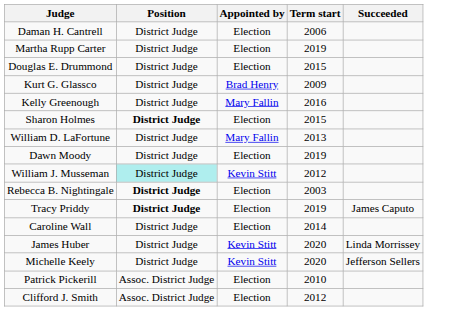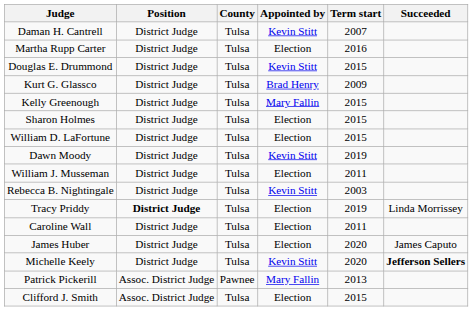+ column: (237, 13)
(252, 31) Election -> (293, 31) Kevin Stitt
(315, 31) 2006 -> (356, 31) 2007
(315, 48) 2019 -> (356, 48) 2016
(252, 66) Election -> (293, 66) Kevin Stitt
(315, 102) 2016 -> (356, 102) 2015
(167, 119) bold -> (167, 119) normal
(252, 137) Mary Fallin -> (293, 137) Election
(315, 137) 2013 -> (356, 137) 2015
(252, 155) Election -> (293, 155) Kevin Stitt
(167, 173) paleturquoise background -> (167, 173) no background
(252, 173) Kevin Stitt -> (293, 173) Election
(315, 173) 2012 -> (356, 173) 2011
(167, 191) bold -> (167, 191) normal
(252, 191) Election -> (293, 191) Kevin Stitt
(383, 208) James Caputo -> (426, 208) Linda Morrissey
(315, 226) 2014 -> (356, 226) 2011
(252, 244) Kevin Stitt -> (293, 244) Election
(383, 244) Linda Morrissey -> (426, 244) James Caputo
(383, 262) normal -> (426, 262) bold
(252, 279) Election -> (293, 279) Mary Fallin
(315, 279) 2010 -> (356, 279) 2013
(315, 297) 2012 -> (356, 297) 2015
